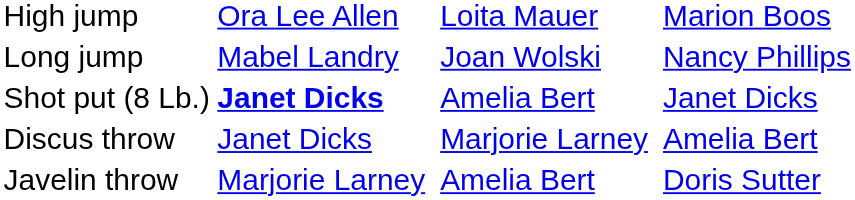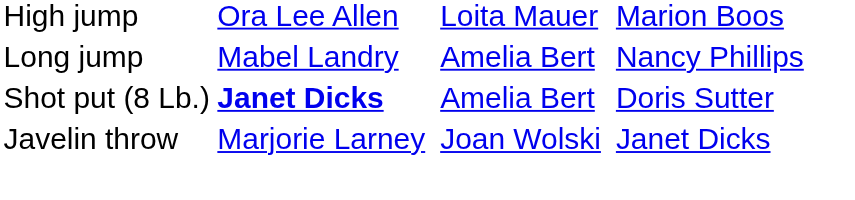(521, 57) Joan Wolski -> (517, 57) Amelia Bert
(740, 98) Janet Dicks -> (695, 98) Doris Sutter
- row: (89, 139)
(517, 180) Amelia Bert -> (521, 139) Joan Wolski
(742, 180) Doris Sutter -> (693, 139) Janet Dicks
